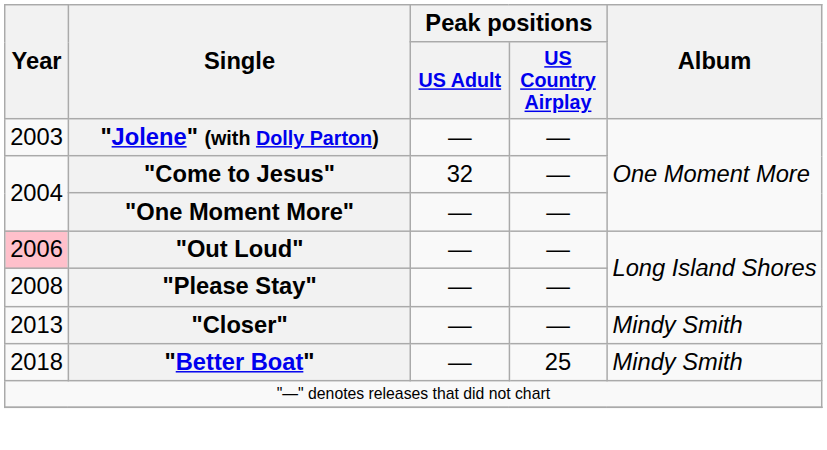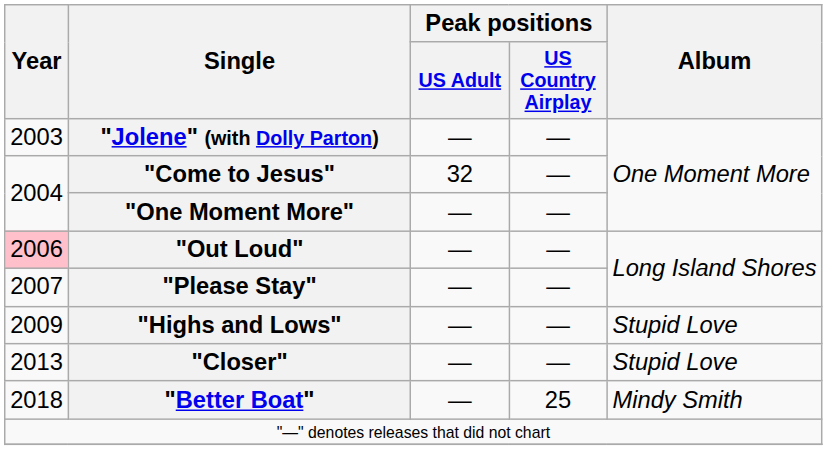(37, 286) 2008 -> (37, 286) 2007
+ row: (240, 324)
(678, 324) Mindy Smith -> (675, 362) Stupid Love
